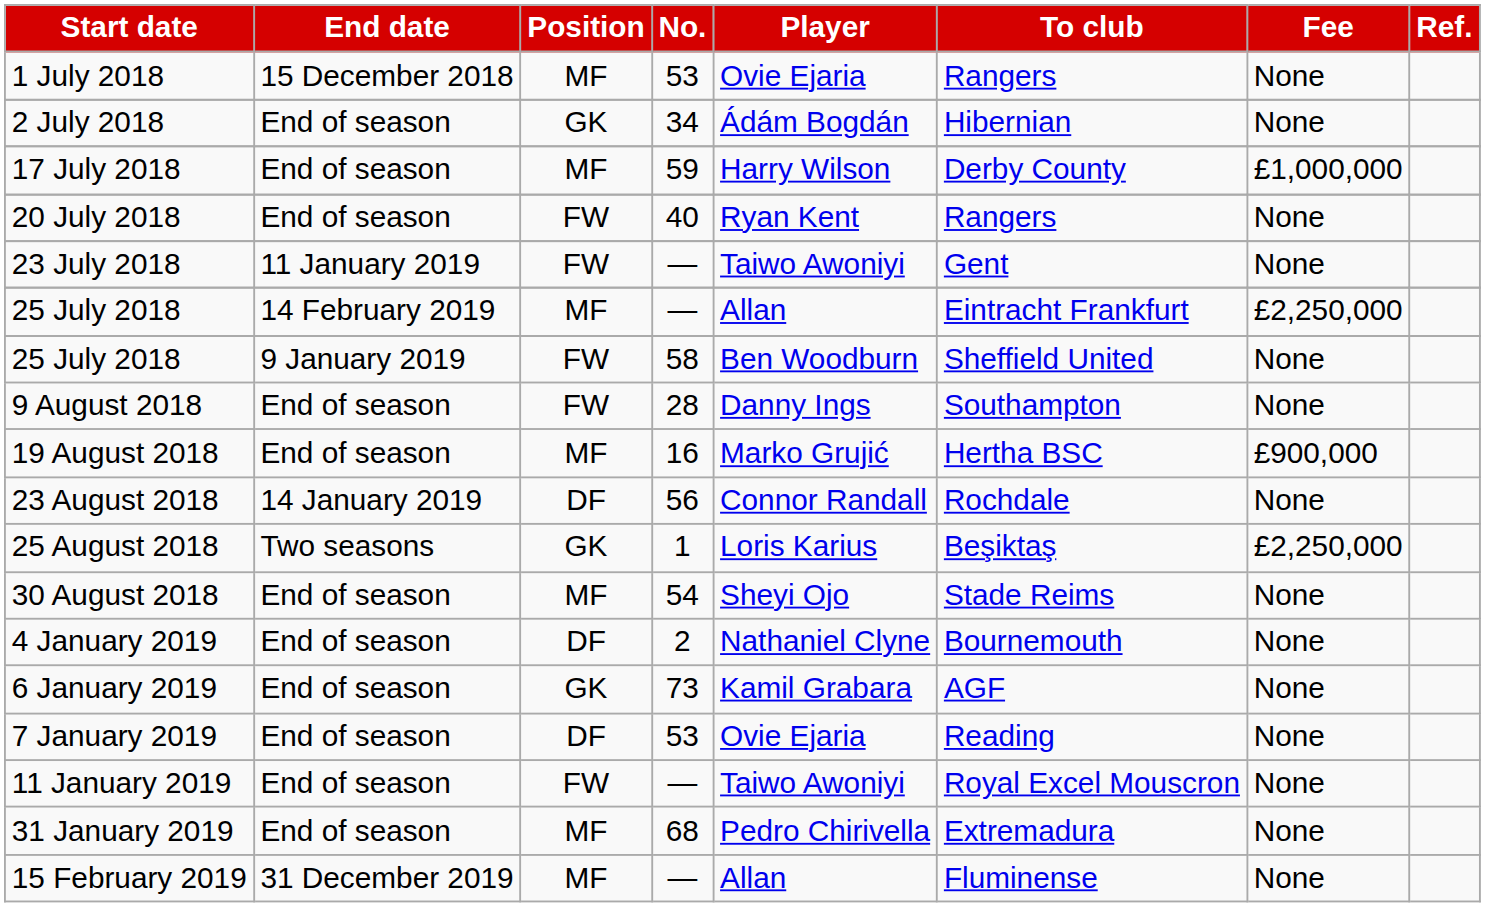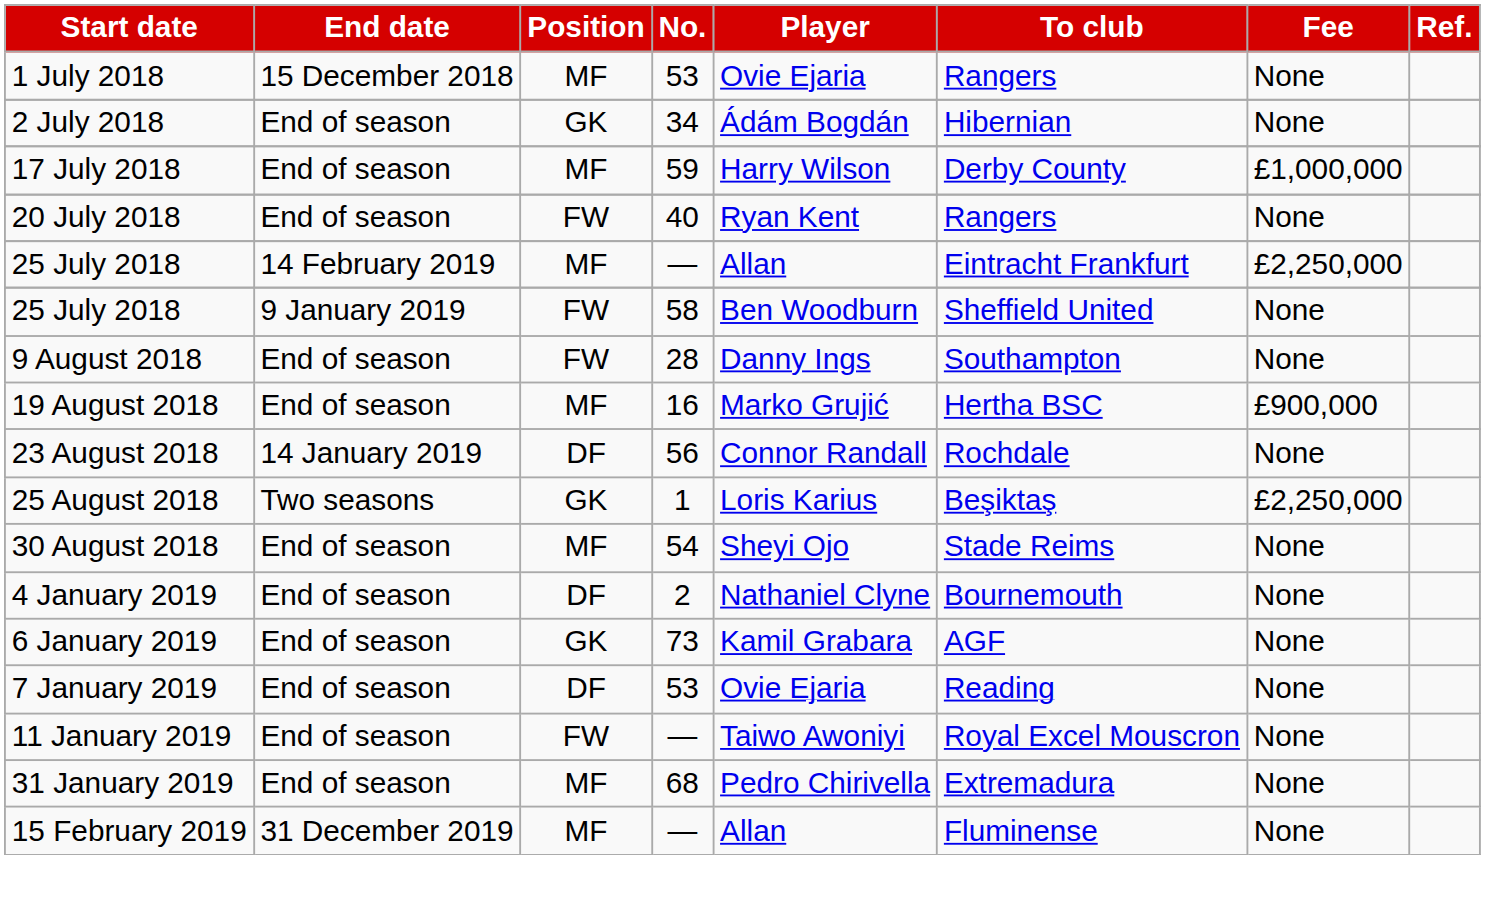- row: (96, 264)
